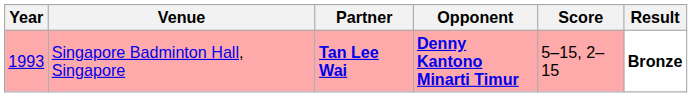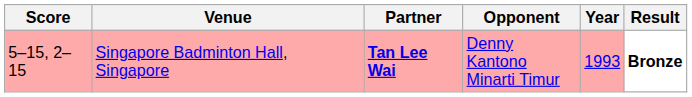columns swapped: (26, 18) <-> (581, 18)
(468, 61) bold -> (513, 61) normal
